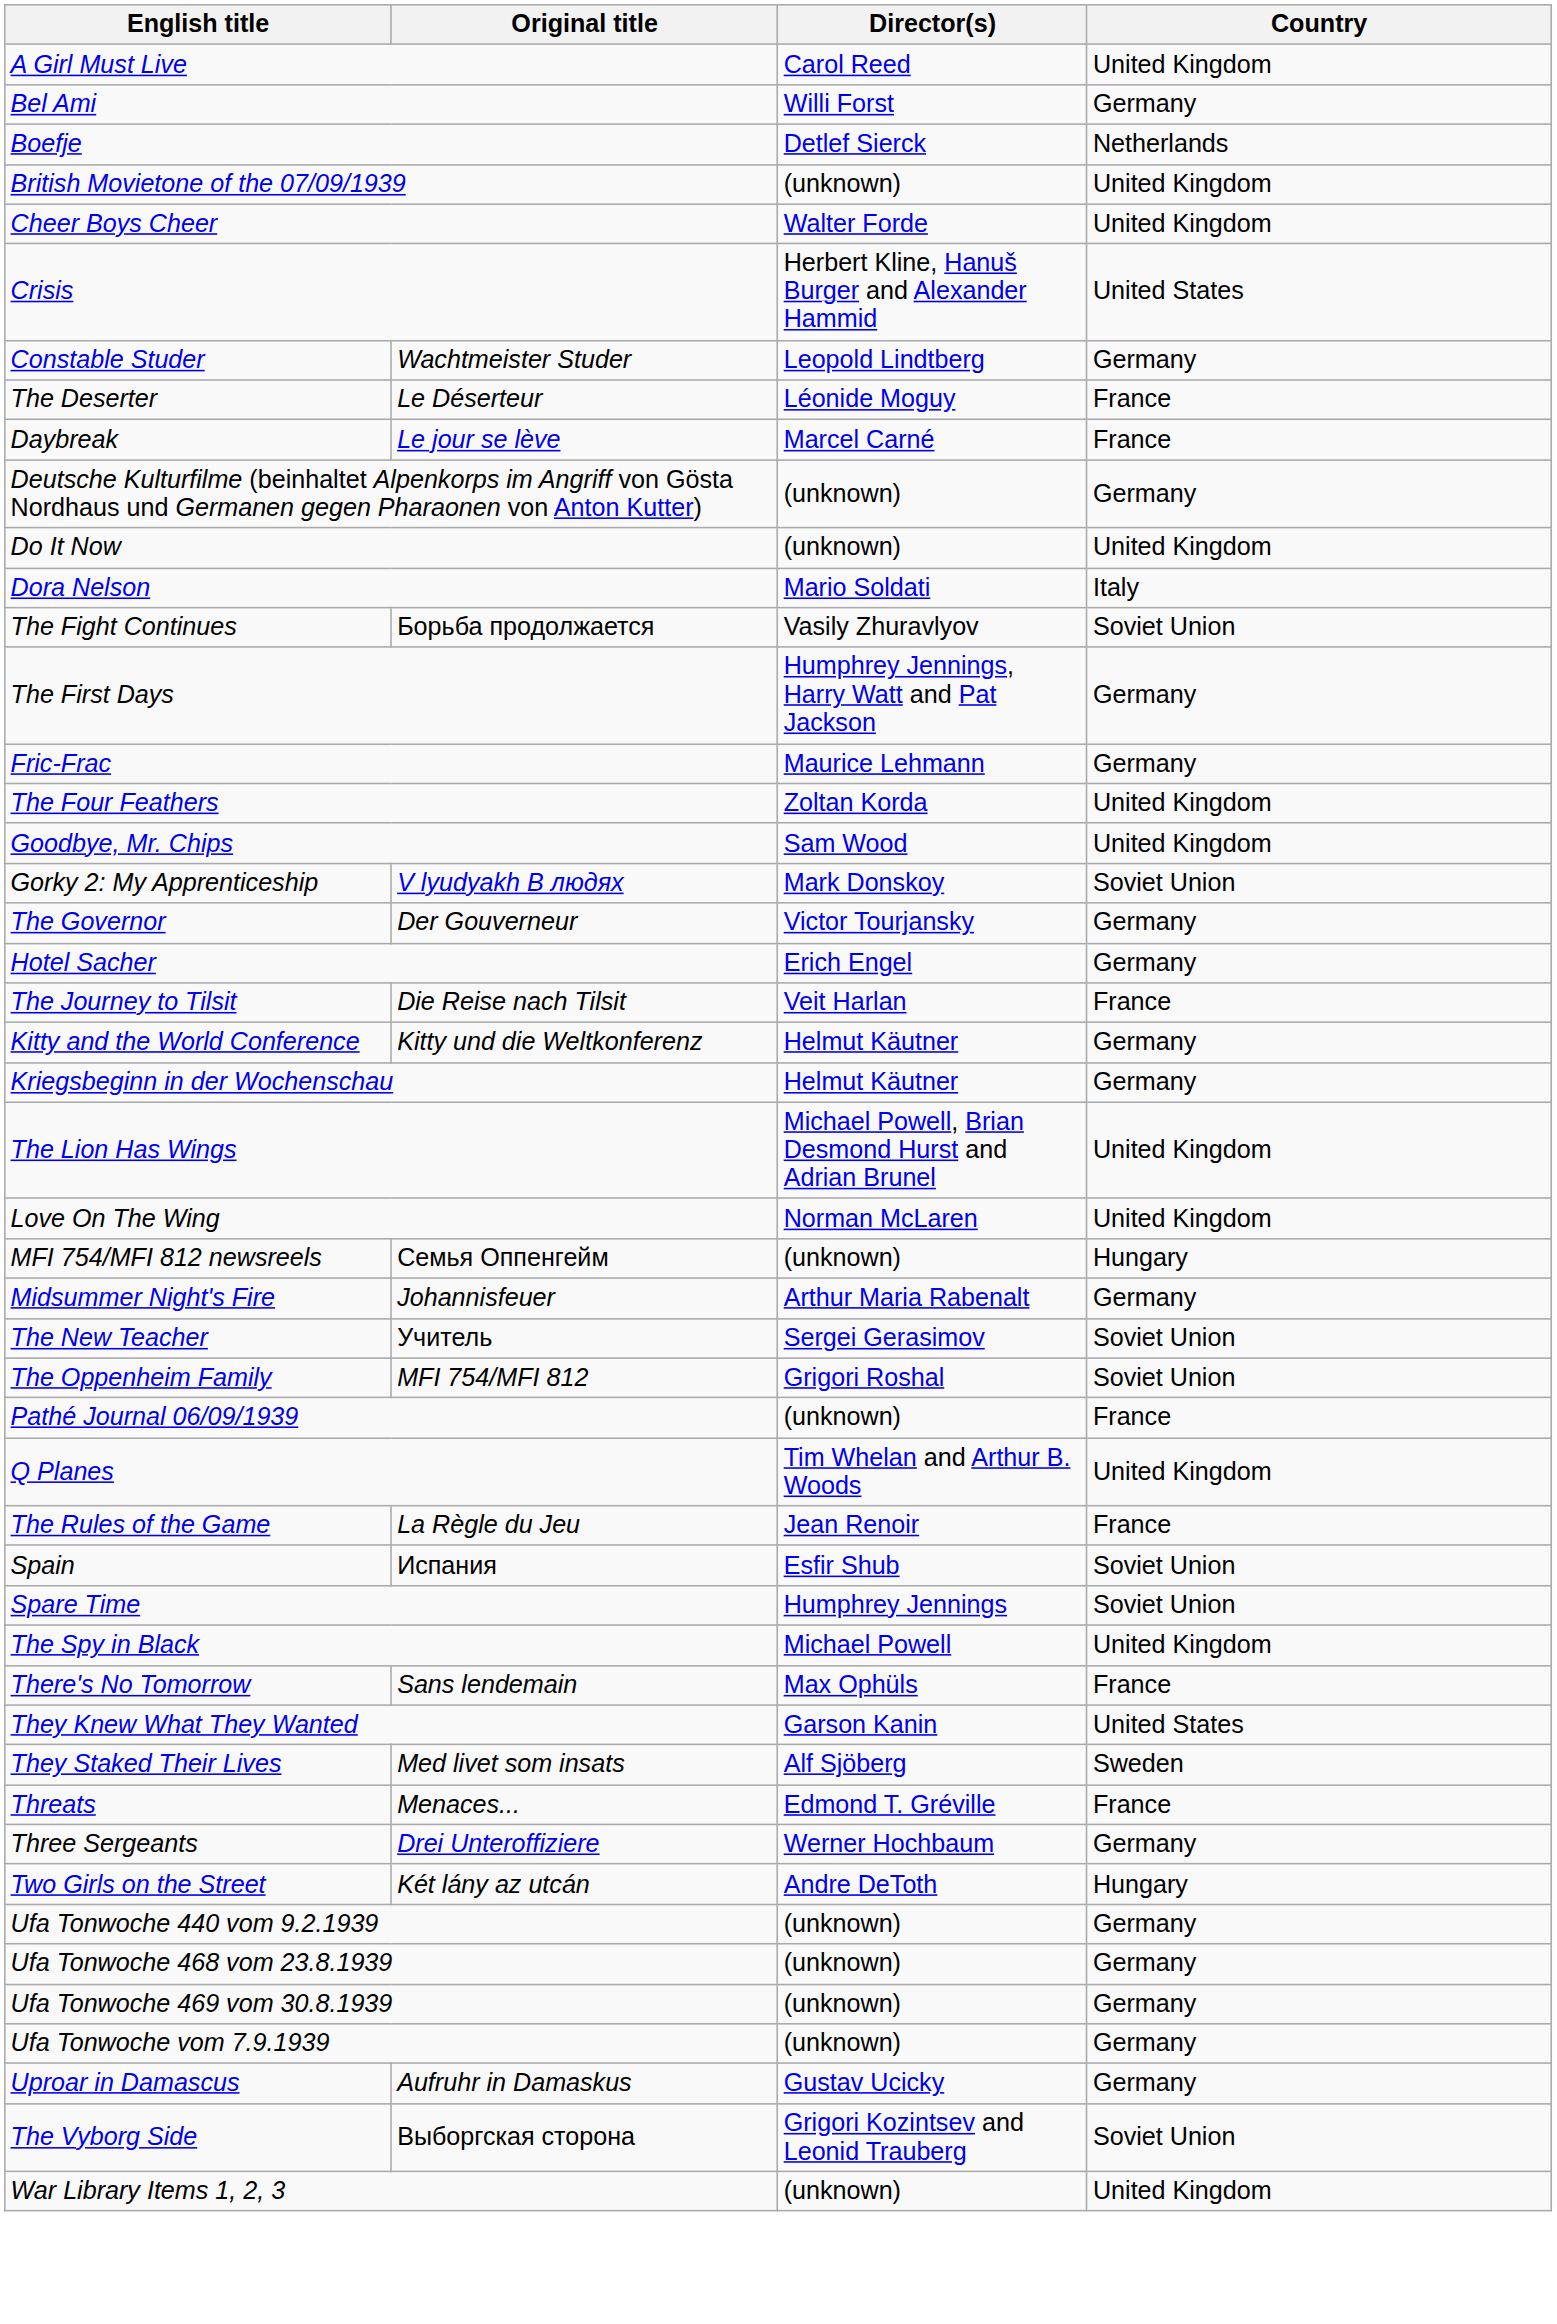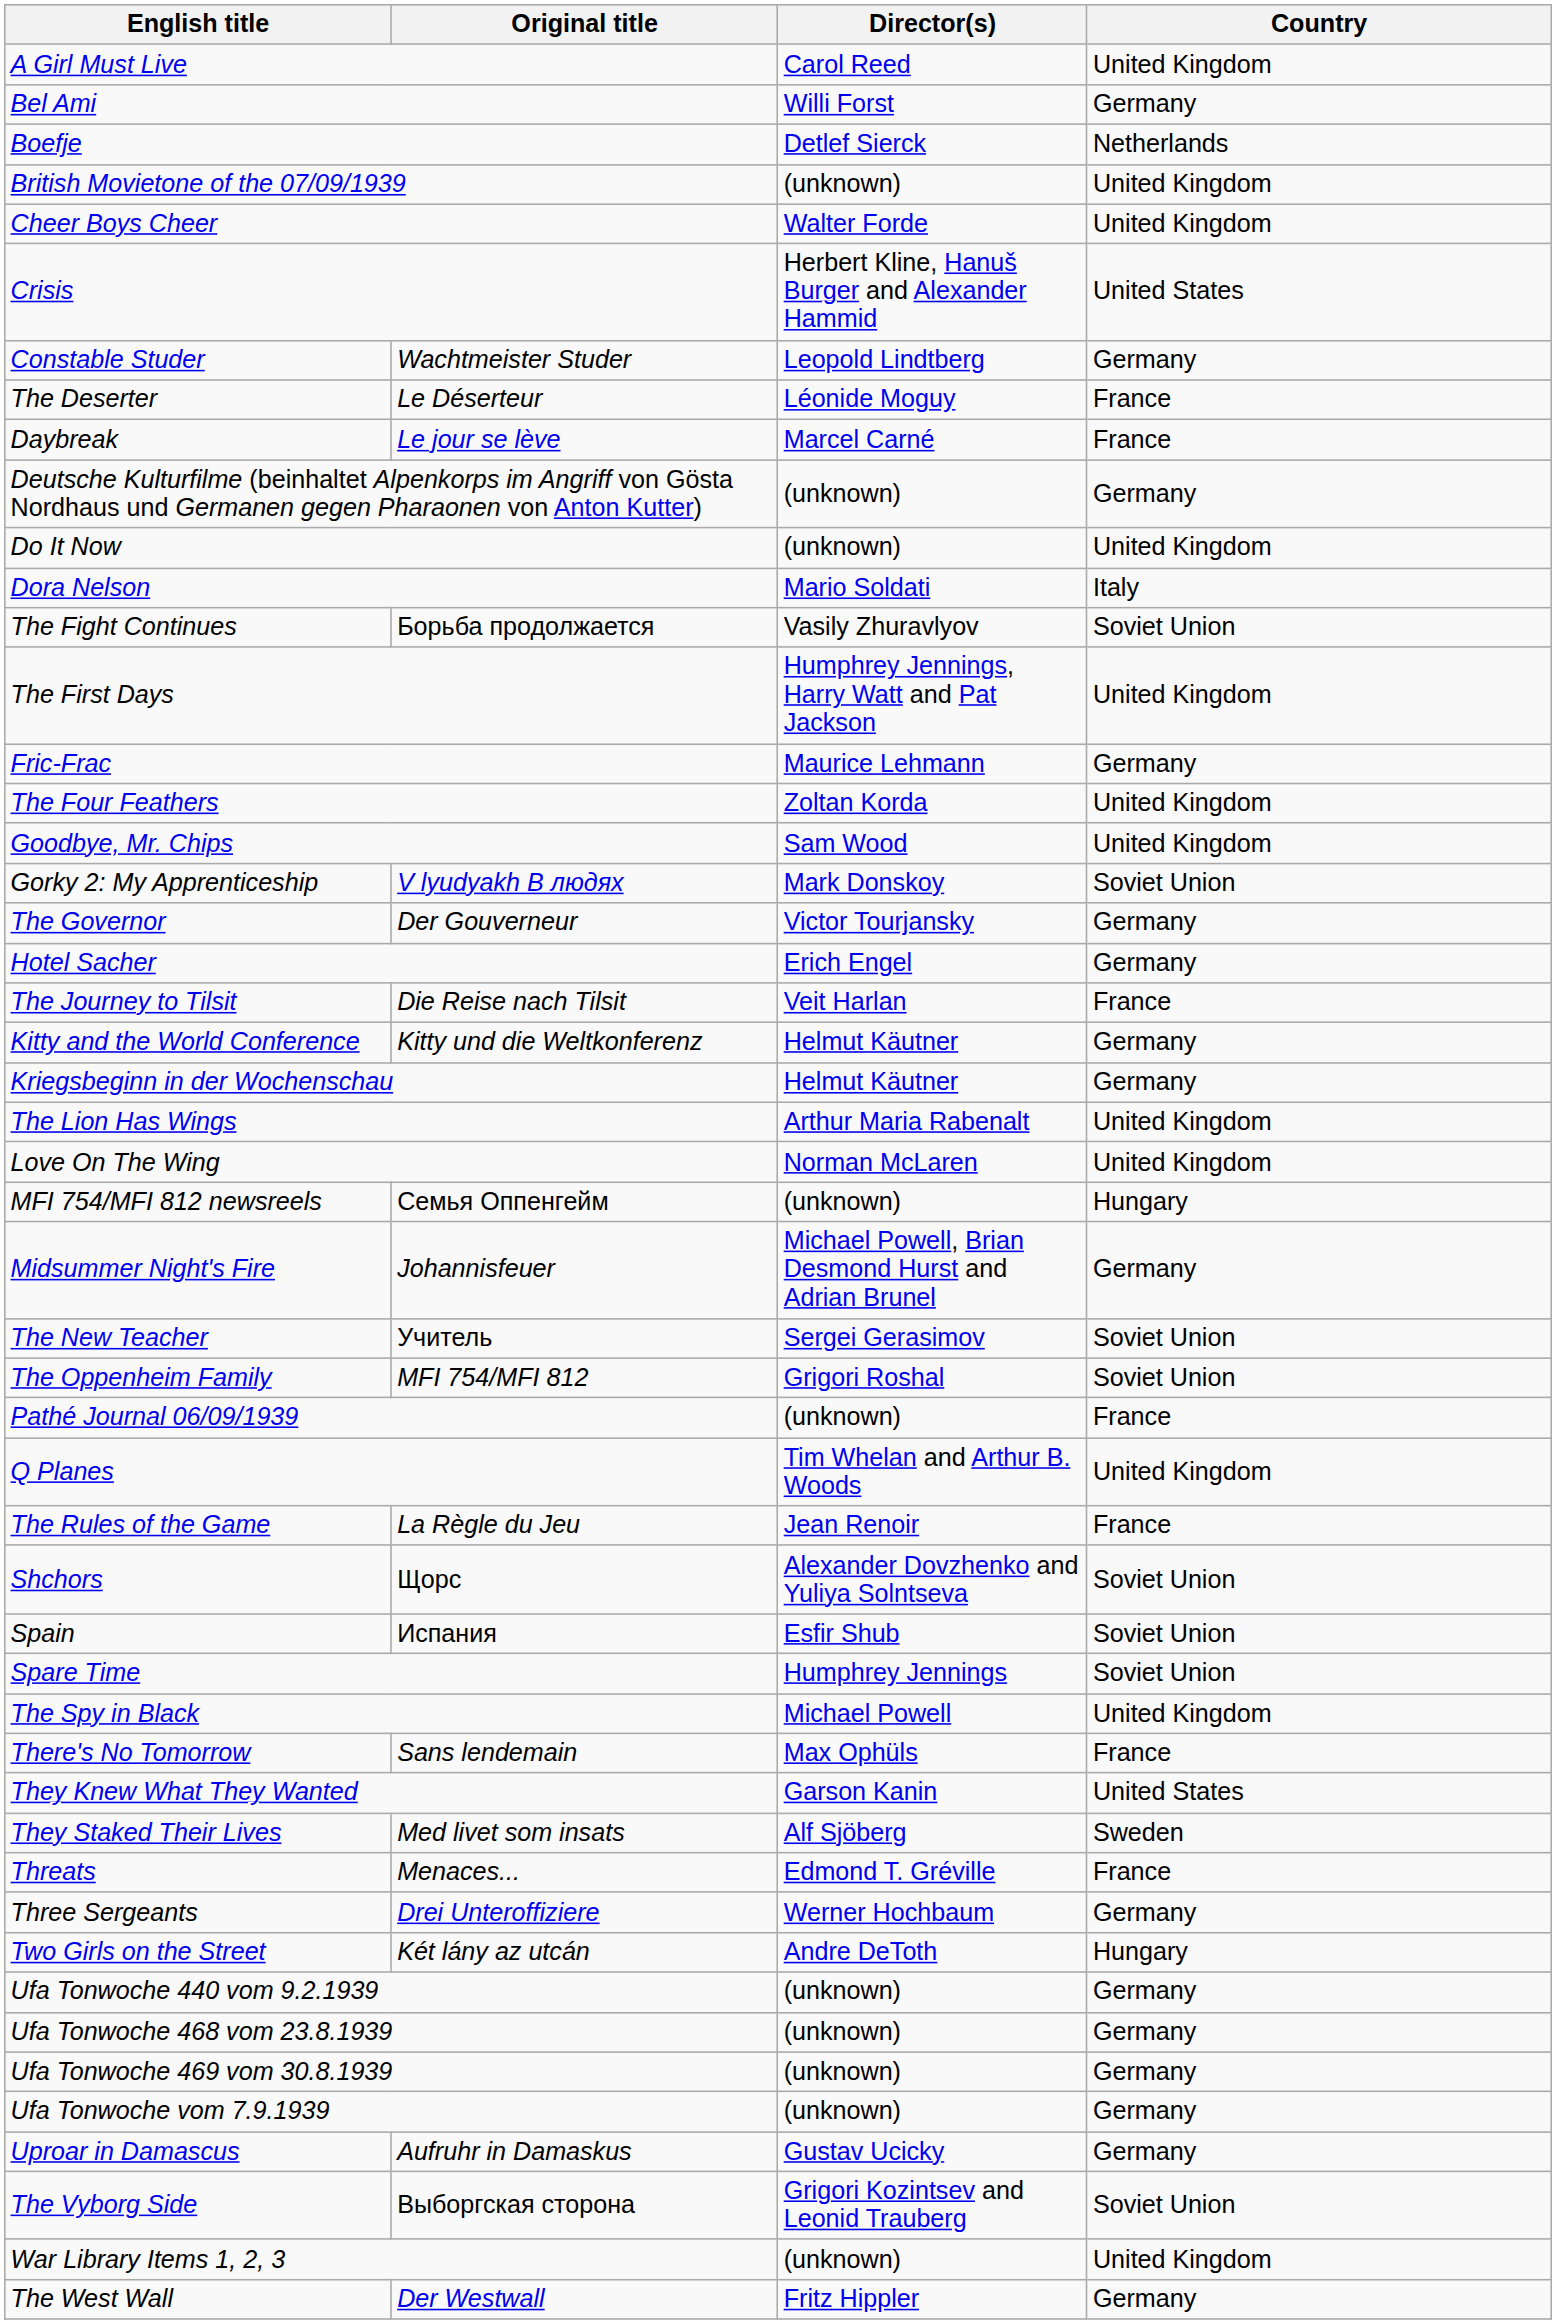(1145, 695) Germany -> (1182, 695) United Kingdom
(904, 1150) Michael Powell, Brian Desmond Hurst and Adrian Brunel -> (907, 1121) Arthur Maria Rabenalt
(907, 1297) Arthur Maria Rabenalt -> (904, 1269) Michael Powell, Brian Desmond Hurst and Adrian Brunel
+ row: (57, 1579)
+ row: (92, 2298)
